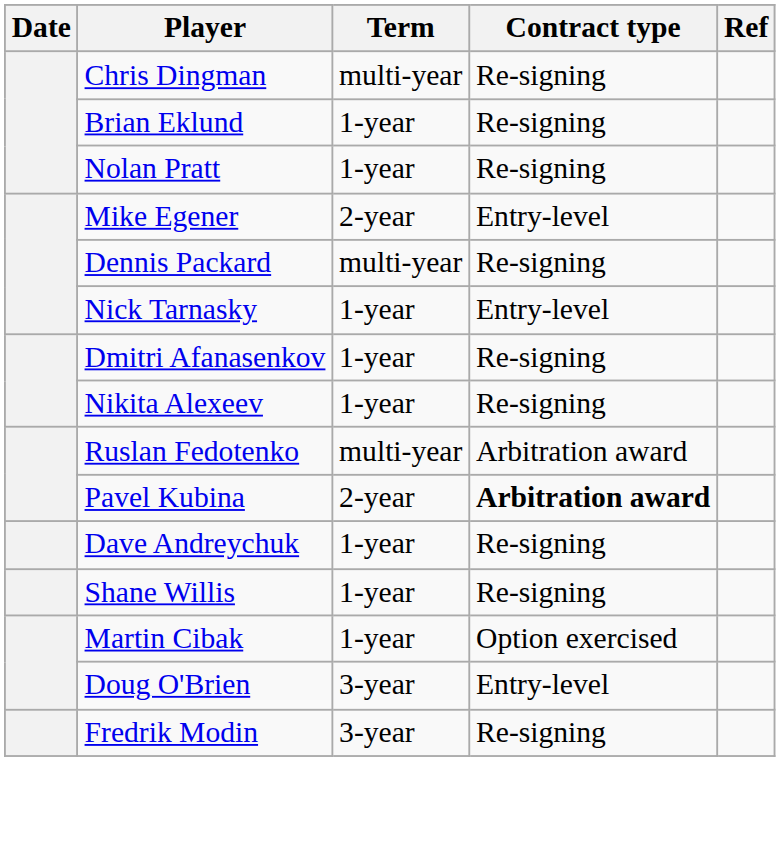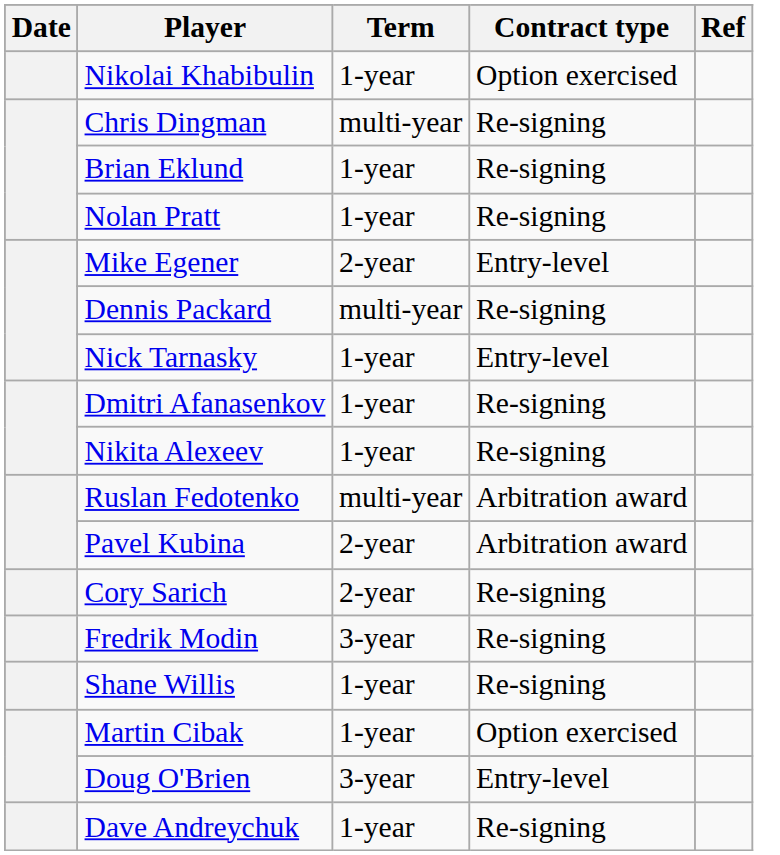+ row: (199, 74)
(593, 497) bold -> (582, 544) normal
+ row: (156, 591)
rows swapped: (171, 732) <-> (192, 544)
